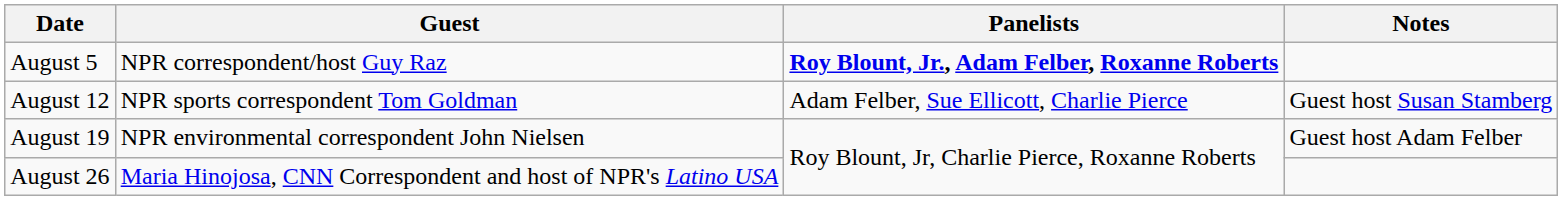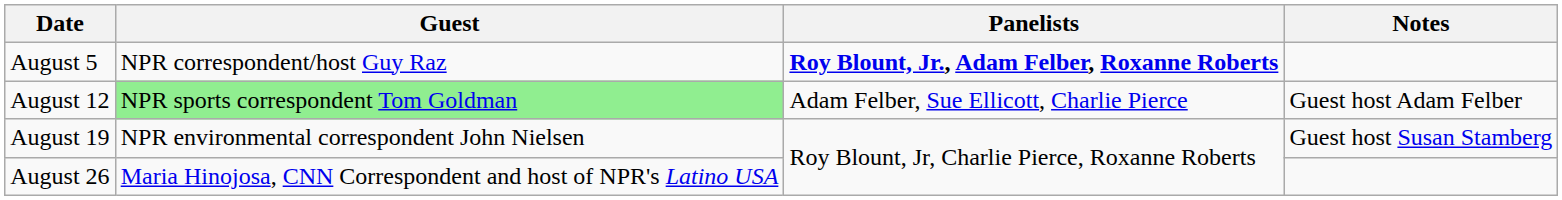(319, 99) no background -> (319, 99) lightgreen background
(1421, 99) Guest host Susan Stamberg -> (1406, 99) Guest host Adam Felber
(1406, 137) Guest host Adam Felber -> (1421, 137) Guest host Susan Stamberg
